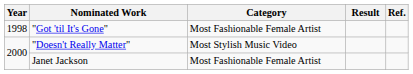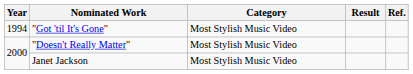(17, 28) 1998 -> (17, 28) 1994
(255, 28) Most Fashionable Female Artist -> (243, 28) Most Stylish Music Video
(255, 61) Most Fashionable Female Artist -> (243, 61) Most Stylish Music Video
